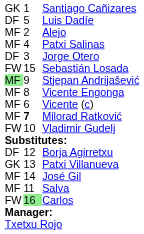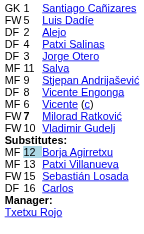(12, 20) DF -> (13, 20) FW
(12, 32) MF -> (12, 32) DF
(12, 44) MF -> (12, 44) DF
rows swapped: (56, 188) <-> (85, 68)
(12, 80) lightgreen background -> (12, 80) no background
(12, 92) MF -> (12, 92) DF
(12, 116) MF -> (13, 116) FW
(12, 152) DF -> (12, 152) MF
(29, 152) no background -> (29, 152) lightblue background
(12, 164) GK -> (12, 164) MF
- row: (62, 176)
(13, 200) FW -> (12, 188) DF
(29, 200) lightgreen background -> (29, 188) no background
